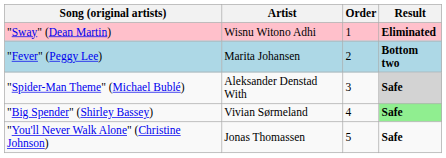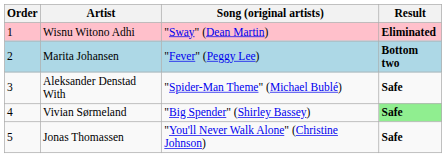columns swapped: (361, 13) <-> (113, 13)
(392, 87) lightgrey background -> (392, 87) no background
